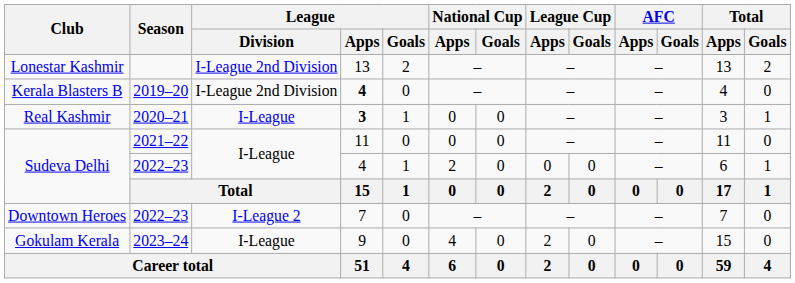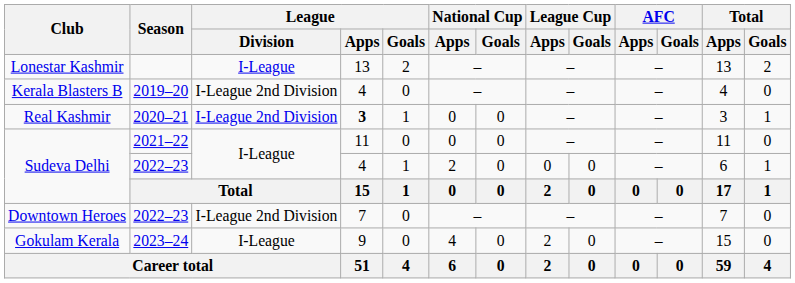(266, 66) I-League 2nd Division -> (266, 66) I-League
(362, 91) bold -> (362, 91) normal
(266, 116) I-League -> (266, 116) I-League 2nd Division
(266, 215) I-League 2 -> (266, 215) I-League 2nd Division
